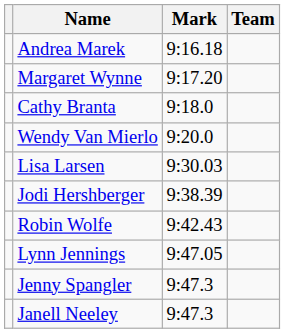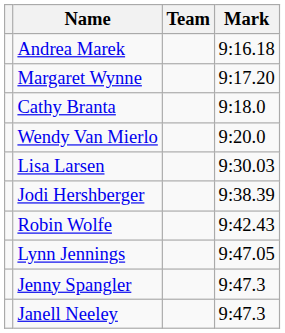columns swapped: (253, 19) <-> (195, 19)
